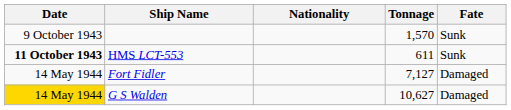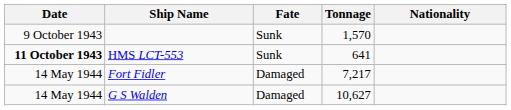columns swapped: (319, 14) <-> (472, 14)
(425, 54) 611 -> (361, 54) 641
(420, 74) 7,127 -> (357, 74) 7,217
(68, 94) gold background -> (68, 94) no background
